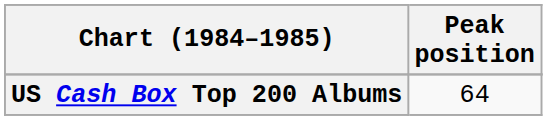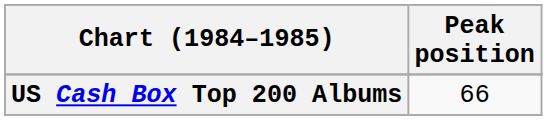(475, 95) 64 -> (475, 95) 66
